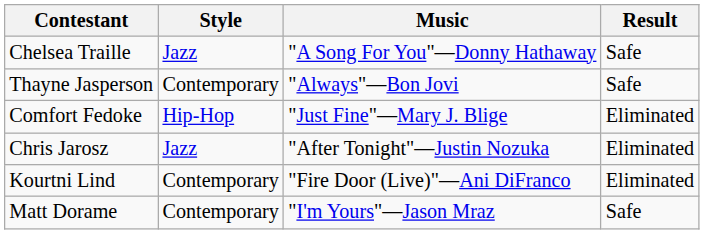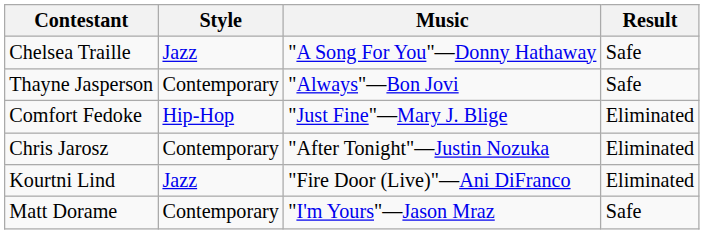(180, 148) Jazz -> (221, 148) Contemporary
(221, 180) Contemporary -> (180, 180) Jazz
